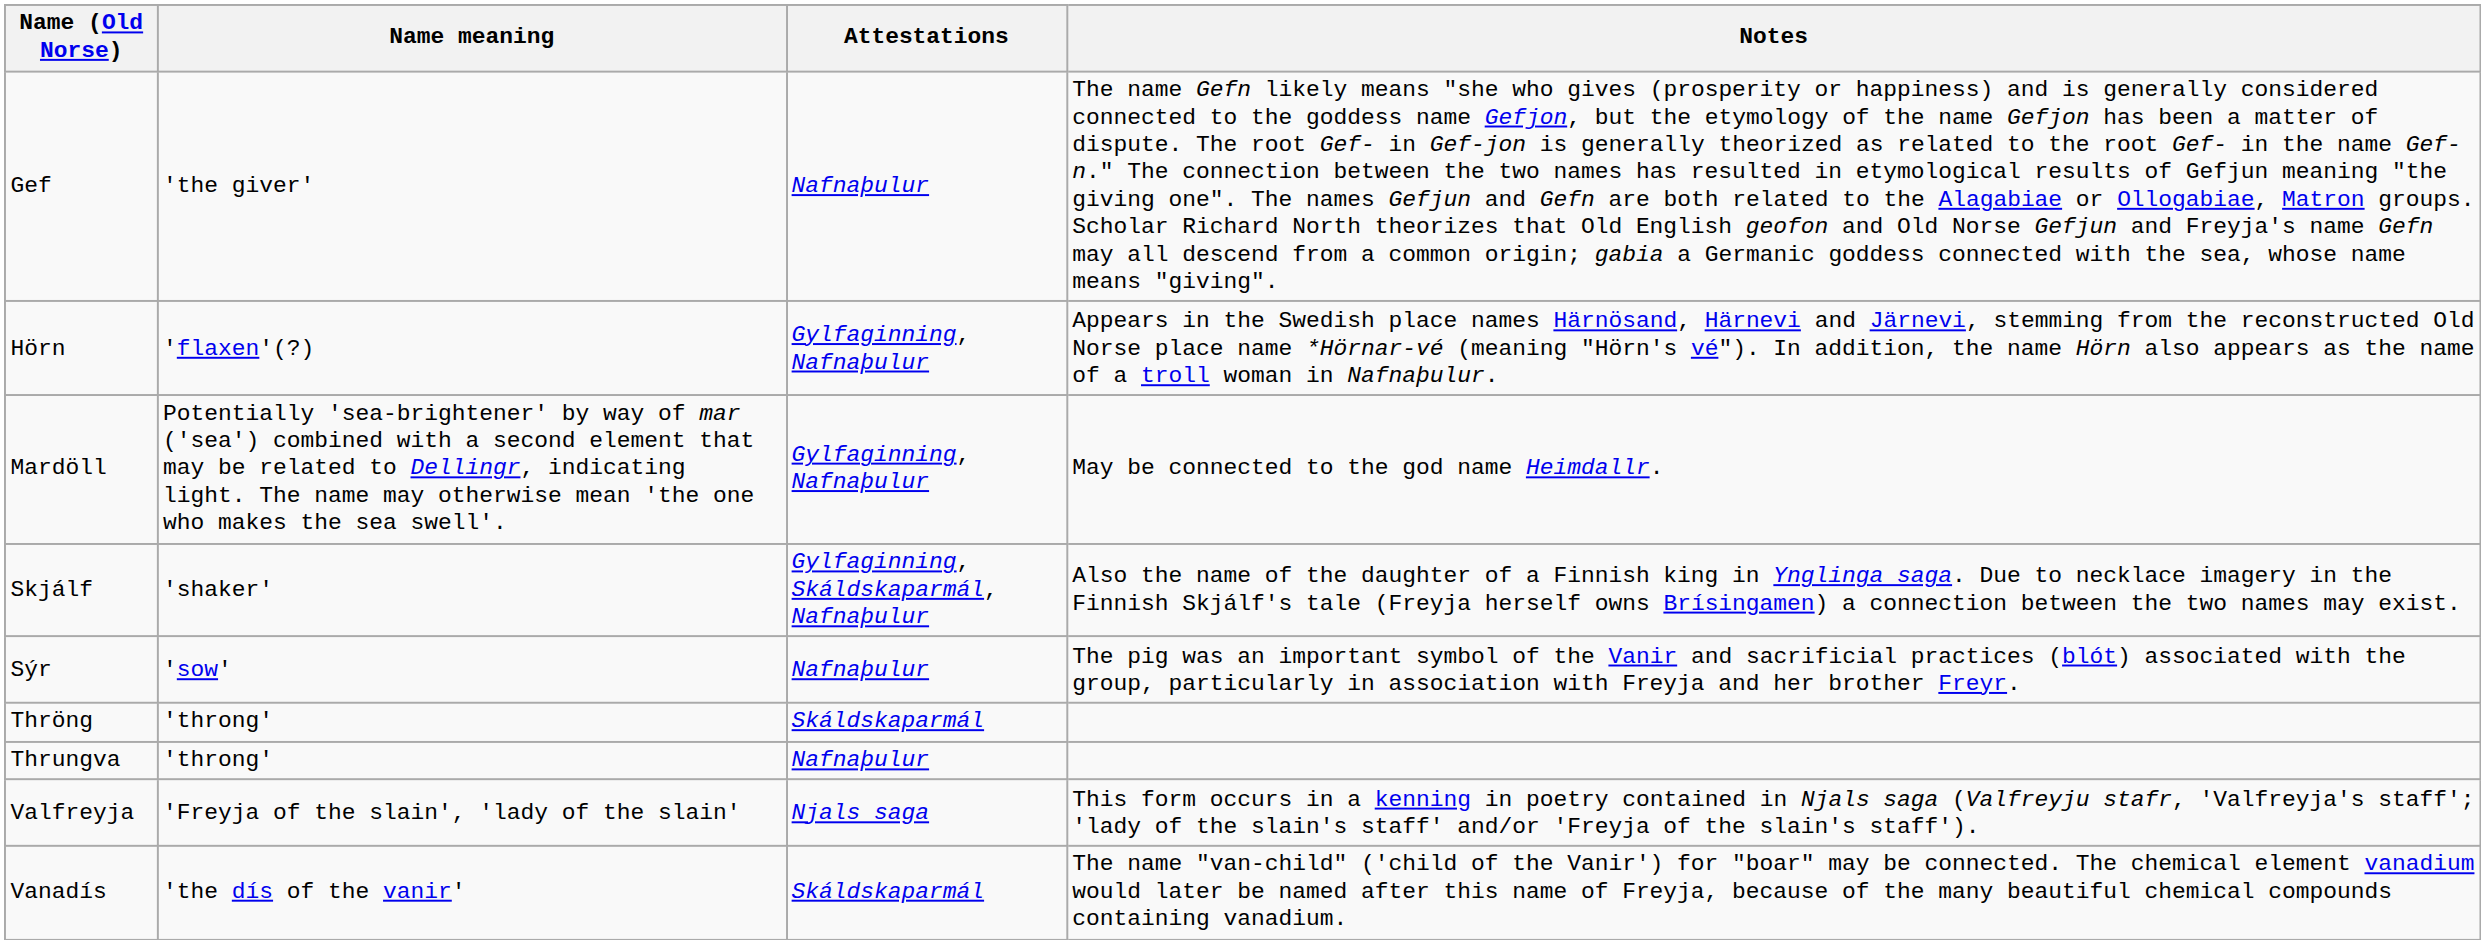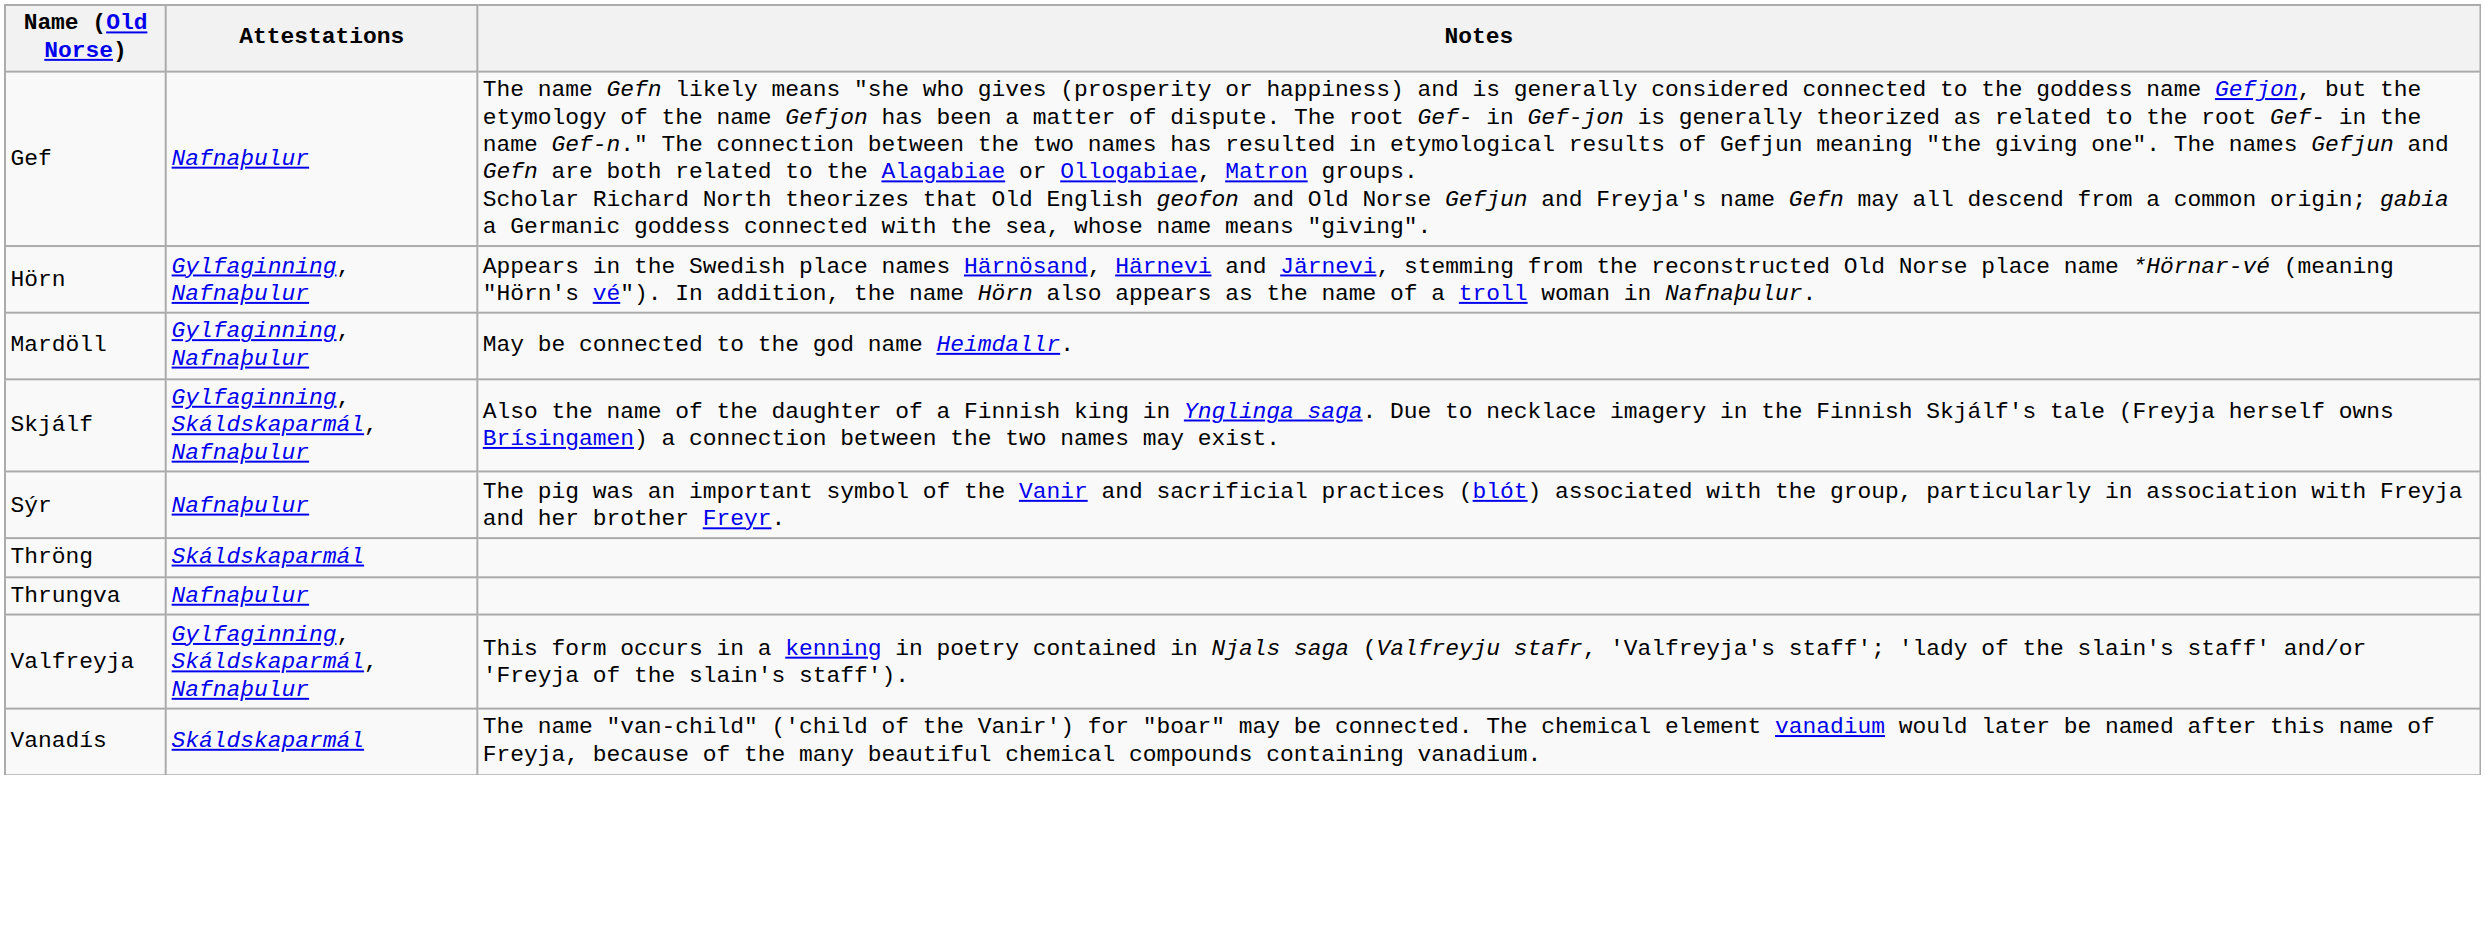- column: (472, 38)
(860, 812) Njals saga -> (275, 661) Gylfaginning, Skáldskaparmál, Nafnaþulur
